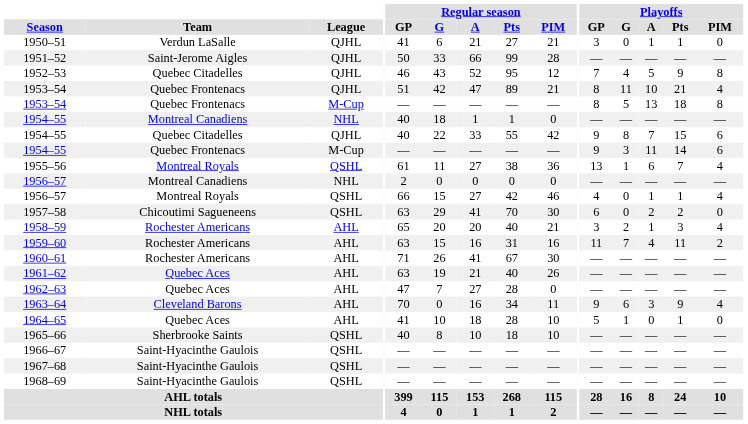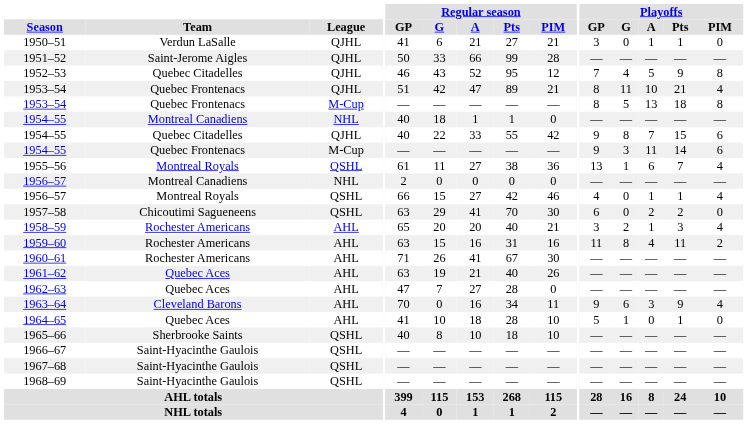(626, 242) 7 -> (626, 242) 8
